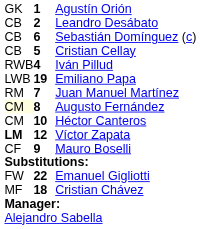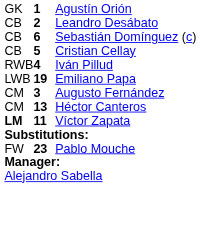- row: (117, 92)
(14, 106) lightyellow background -> (14, 92) no background
(37, 106) 8 -> (37, 92) 3
(40, 120) 10 -> (40, 106) 13
(40, 134) 12 -> (40, 120) 11
- row: (93, 148)
- row: (102, 176)
+ row: (95, 148)
- row: (99, 190)
